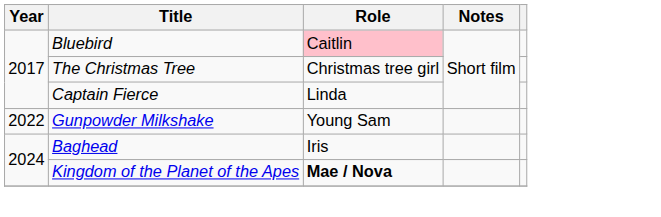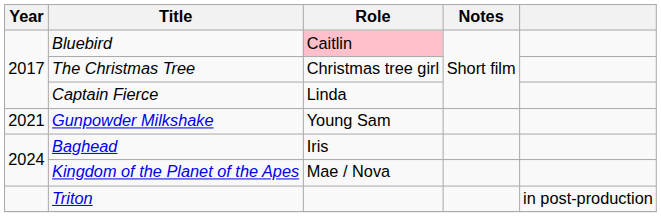(26, 120) 2022 -> (26, 120) 2021
(349, 172) bold -> (348, 172) normal
+ row: (72, 198)
